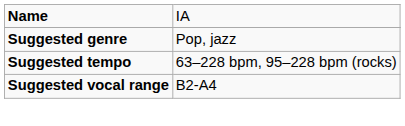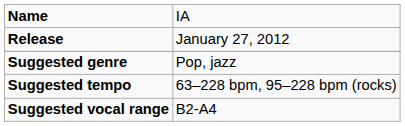+ row: (36, 39)
